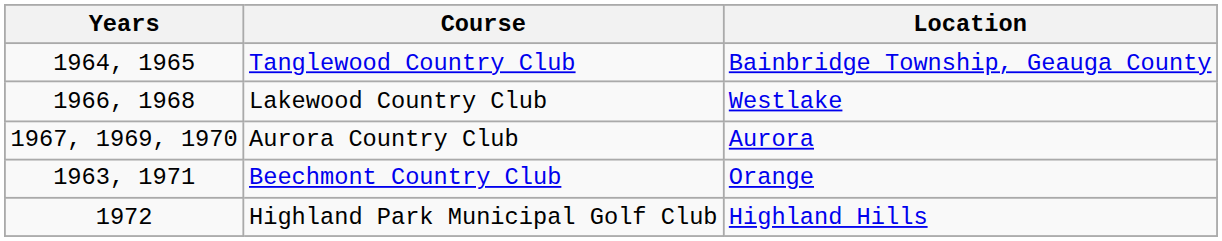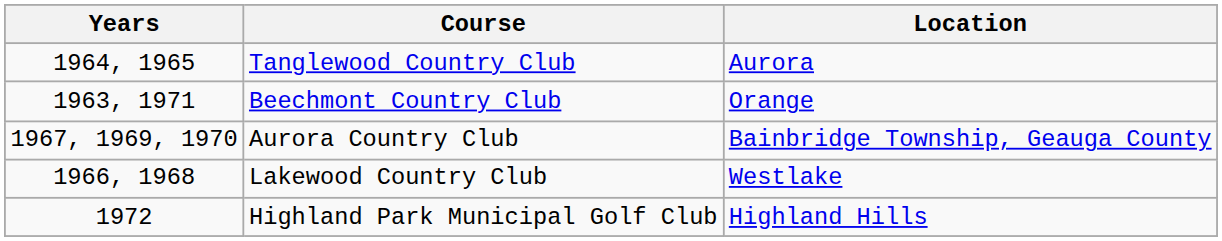(970, 63) Bainbridge Township, Geauga County -> (771, 63) Aurora
rows swapped: (405, 178) <-> (398, 101)
(771, 140) Aurora -> (970, 140) Bainbridge Township, Geauga County
